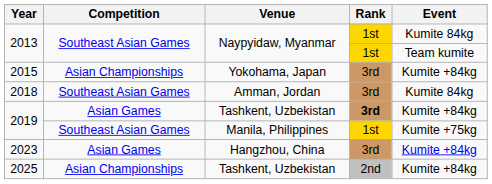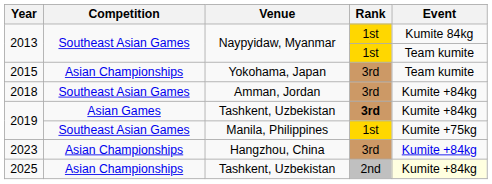(439, 72) Kumite +84kg -> (439, 72) Team kumite
(439, 92) Kumite 84kg -> (439, 92) Kumite +84kg
(124, 150) Asian Games -> (124, 150) Asian Championships
(439, 169) no background -> (439, 169) lightyellow background
